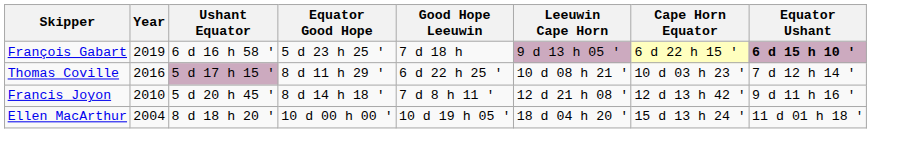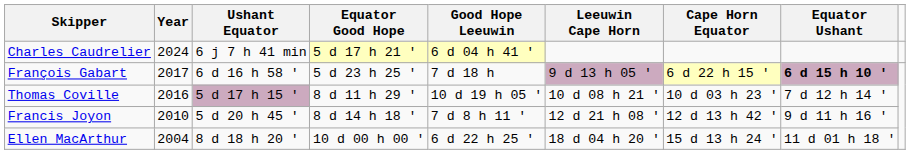+ row: (79, 52)
(149, 52) 2019 -> (173, 74) 2017
(451, 74) 6 d 22 h 25 ' -> (487, 95) 10 d 19 h 05 '
(455, 117) 10 d 19 h 05 ' -> (483, 139) 6 d 22 h 25 '
